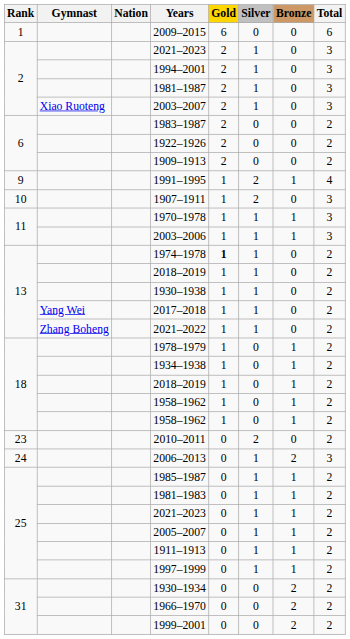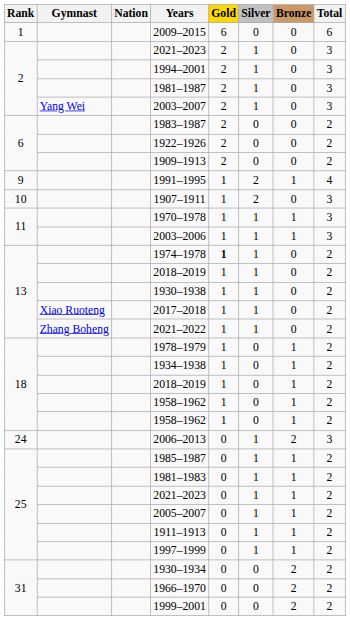(72, 106) Xiao Ruoteng -> (62, 106) Yang Wei
(62, 310) Yang Wei -> (72, 310) Xiao Ruoteng
- row: (21, 439)
